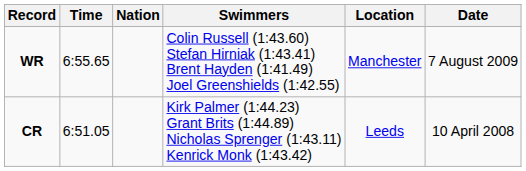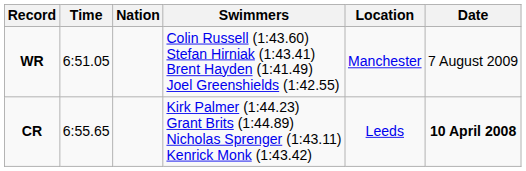(86, 61) 6:55.65 -> (86, 61) 6:51.05
(86, 131) 6:51.05 -> (86, 131) 6:55.65
(473, 131) normal -> (473, 131) bold
